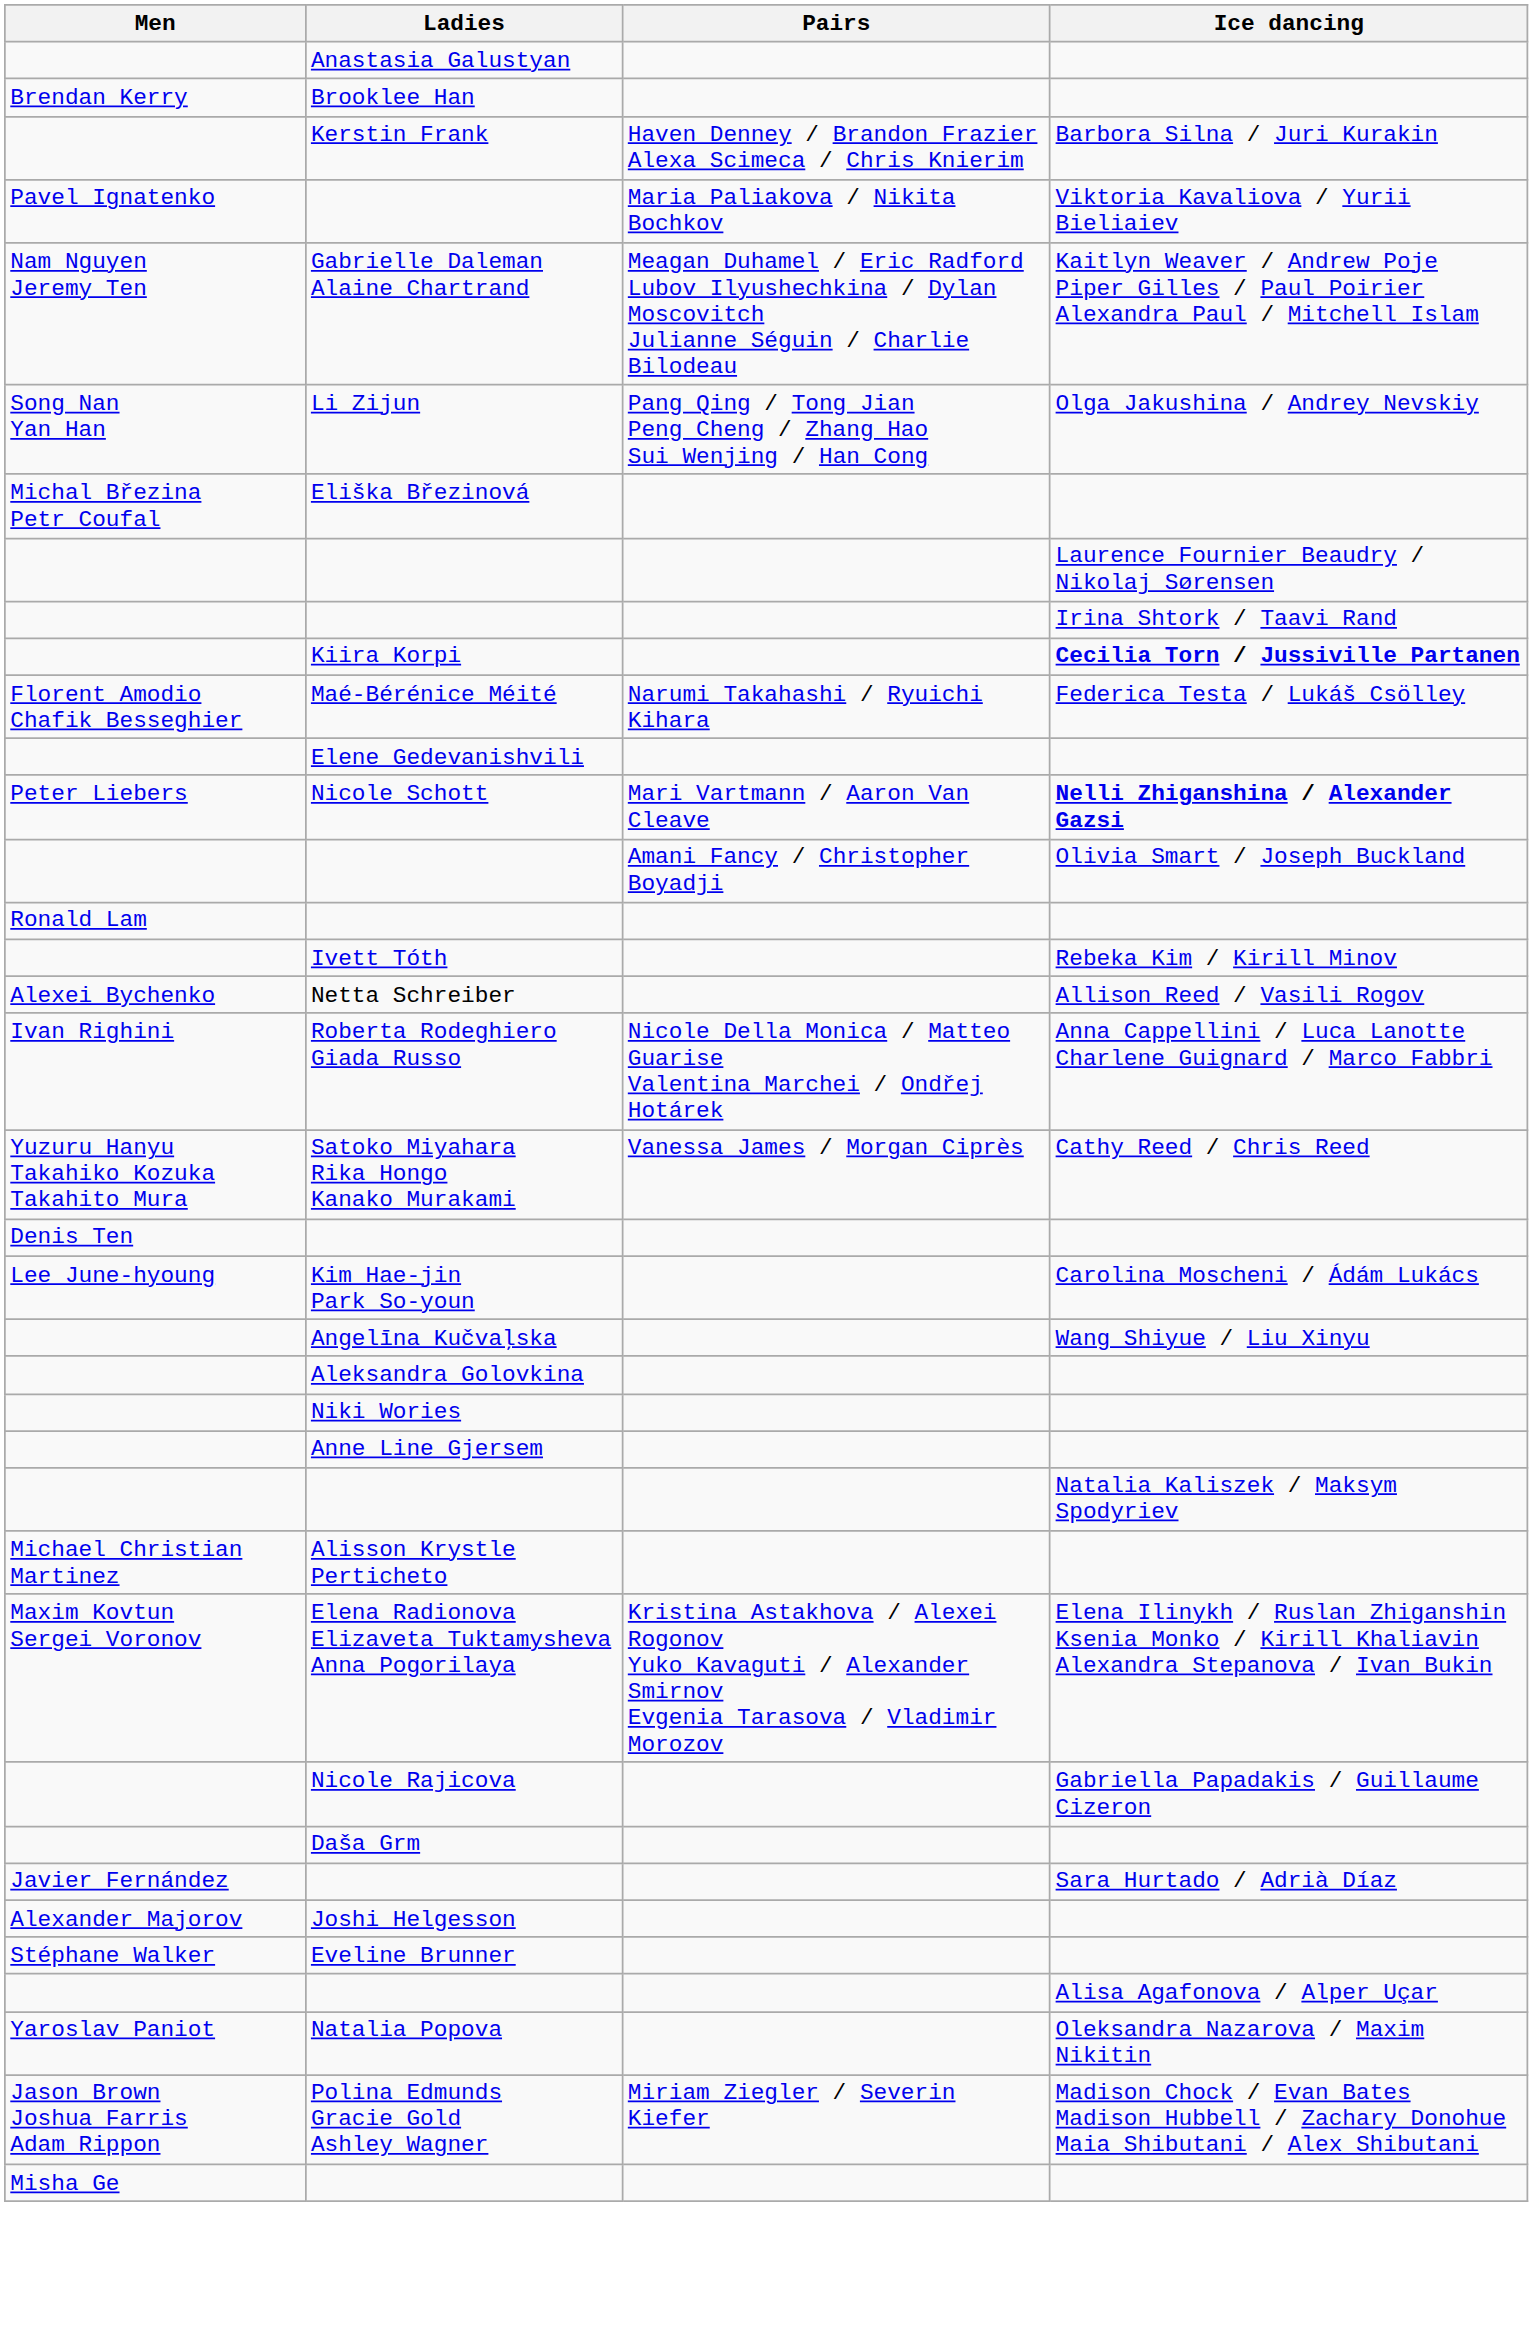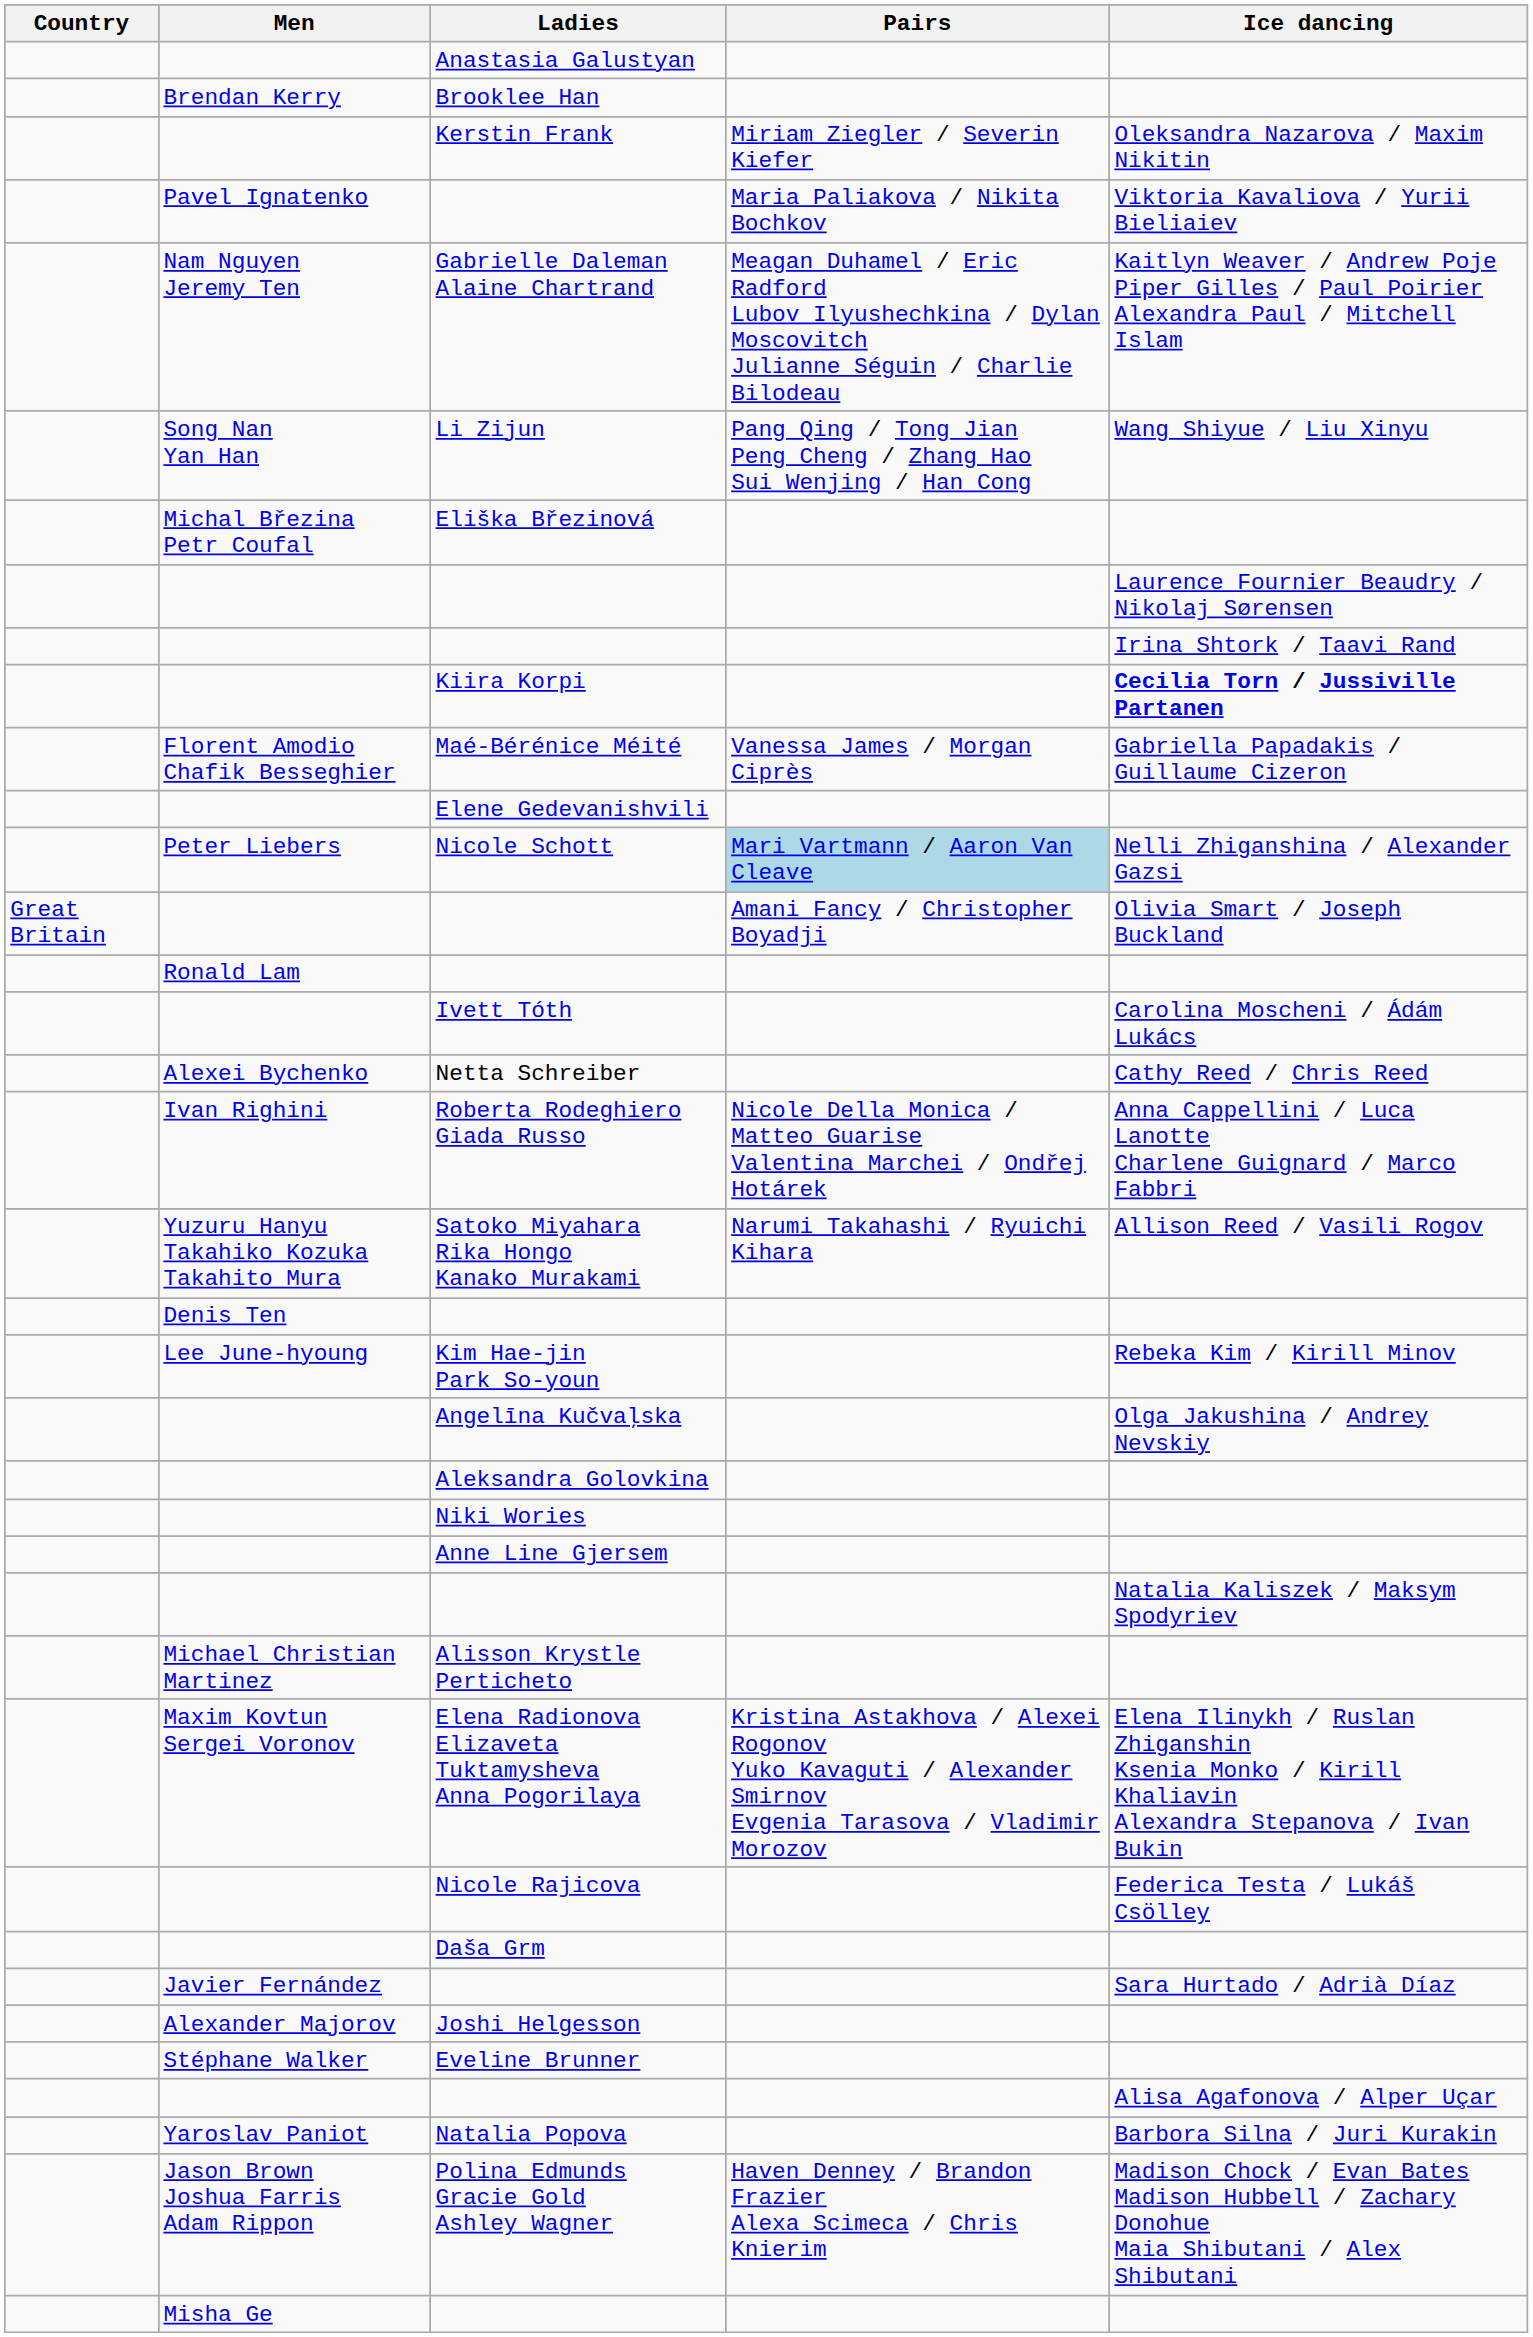+ column: (81, 23)
(833, 148) Haven Denney / Brandon Frazier Alexa Scimeca / Chris Knierim -> (895, 148) Miriam Ziegler / Severin Kiefer
(1247, 135) Barbora Silna / Juri Kurakin -> (1299, 148) Oleksandra Nazarova / Maxim Nikitin
(1267, 403) Olga Jakushina / Andrey Nevskiy -> (1271, 430) Wang Shiyue / Liu Xinyu
(805, 707) Narumi Takahashi / Ryuichi Kihara -> (881, 759) Vanessa James / Morgan Ciprès
(1260, 694) Federica Testa / Lukáš Csölley -> (1258, 759) Gabriella Papadakis / Guillaume Cizeron
(798, 807) no background -> (902, 860) lightblue background
(1254, 807) bold -> (1312, 860) normal
(1226, 958) Rebeka Kim / Kirill Minov -> (1278, 1024) Carolina Moscheni / Ádám Lukács
(1240, 995) Allison Reed / Vasili Rogov -> (1271, 1074) Cathy Reed / Chris Reed
(826, 1148) Vanessa James / Morgan Ciprès -> (909, 1240) Narumi Takahashi / Ryuichi Kihara
(1213, 1148) Cathy Reed / Chris Reed -> (1299, 1227) Allison Reed / Vasili Rogov
(1267, 1275) Carolina Moscheni / Ádám Lukács -> (1285, 1353) Rebeka Kim / Kirill Minov
(1213, 1338) Wang Shiyue / Liu Xinyu -> (1271, 1430) Olga Jakushina / Andrey Nevskiy
(1267, 1794) Gabriella Papadakis / Guillaume Cizeron -> (1265, 1899) Federica Testa / Lukáš Csölley
(1240, 2043) Oleksandra Nazarova / Maxim Nikitin -> (1306, 2135) Barbora Silna / Juri Kurakin
(792, 2106) Miriam Ziegler / Severin Kiefer -> (881, 2211) Haven Denney / Brandon Frazier Alexa Scimeca / Chris Knierim
